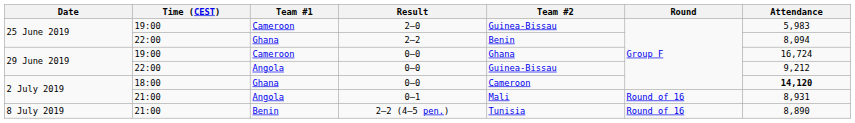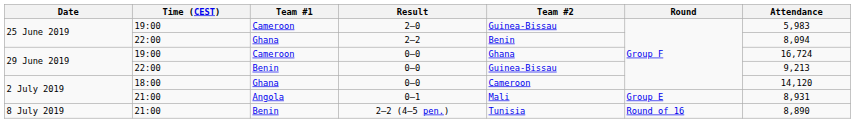(268, 68) Angola -> (266, 68) Benin
(797, 68) 9,212 -> (797, 68) 9,213
(797, 82) bold -> (797, 82) normal
(655, 97) Round of 16 -> (645, 97) Group E
